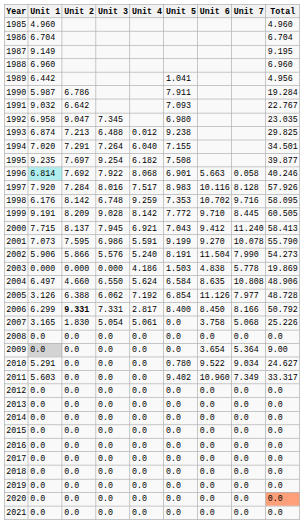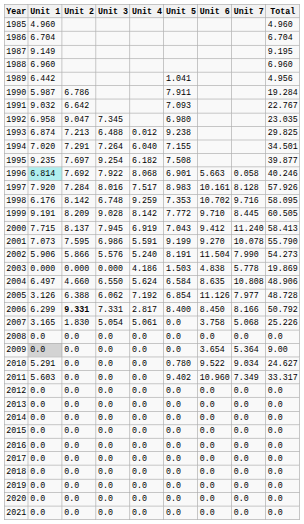(215, 187) 10.116 -> (215, 187) 10.161
(144, 228) 6.921 -> (144, 228) 6.919
(275, 499) lightsalmon background -> (275, 499) no background
